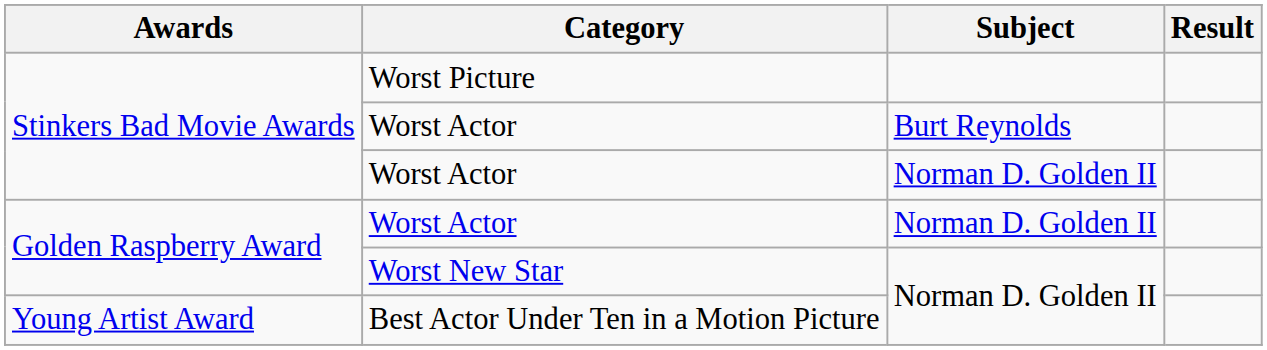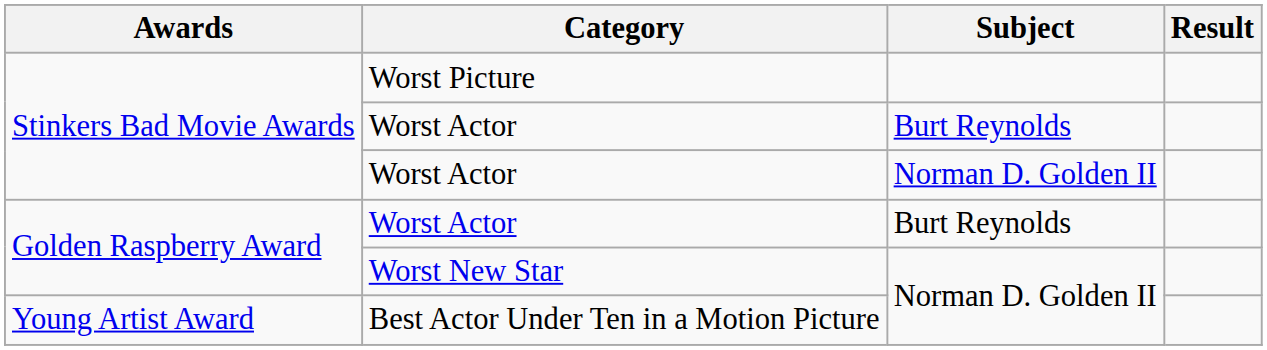(1025, 222) Norman D. Golden II -> (982, 222) Burt Reynolds
